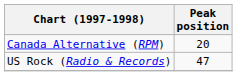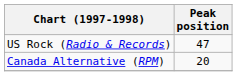rows swapped: (86, 44) <-> (89, 62)
